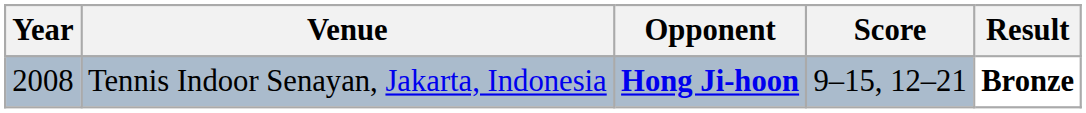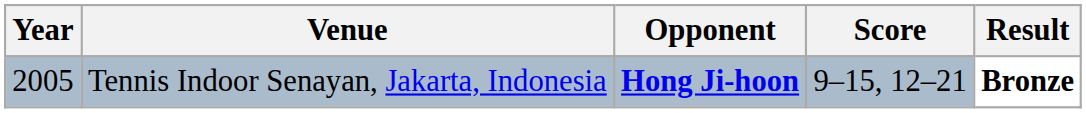(43, 80) 2008 -> (43, 80) 2005
